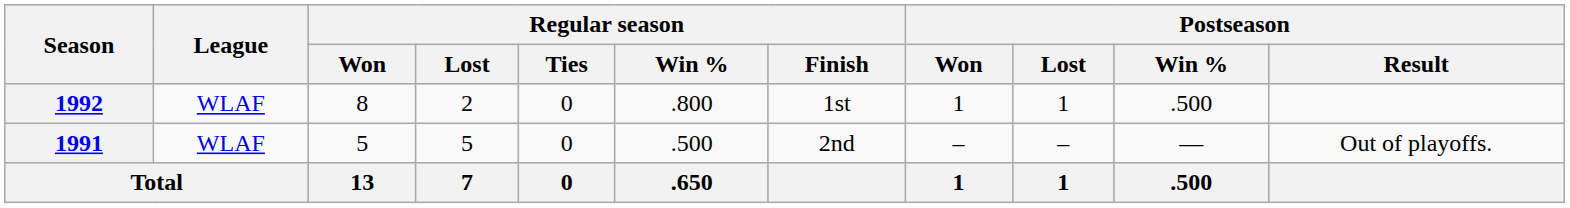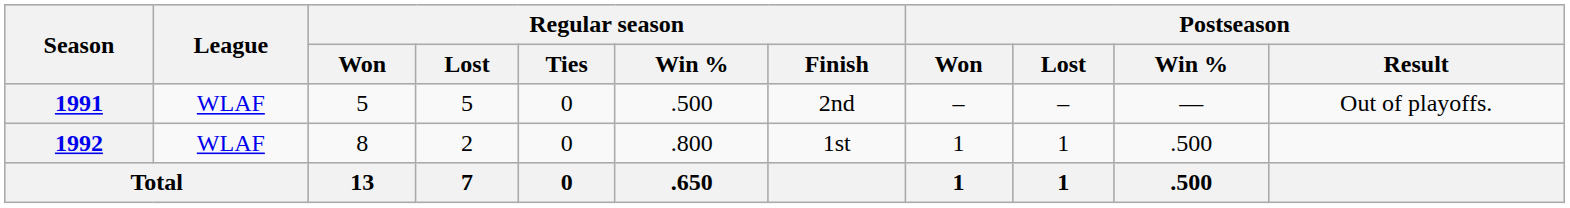rows swapped: (79, 143) <-> (79, 103)
